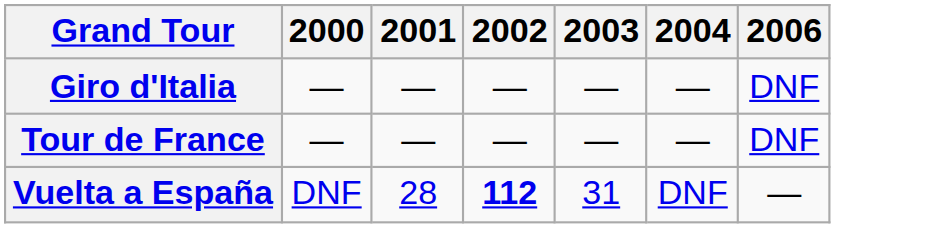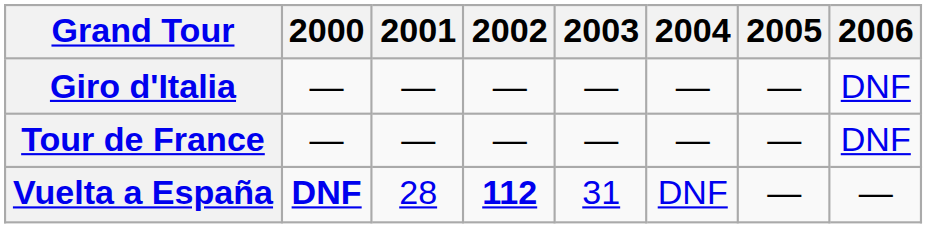+ column: (784, 31)
(327, 193) normal -> (327, 193) bold
